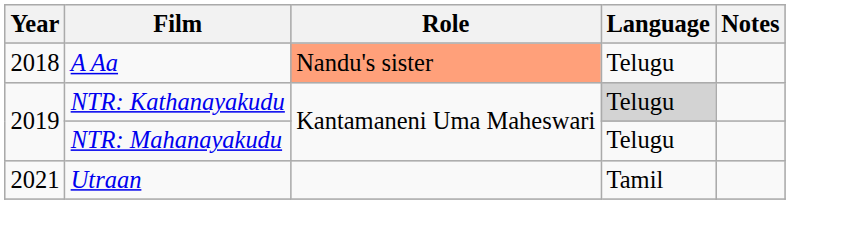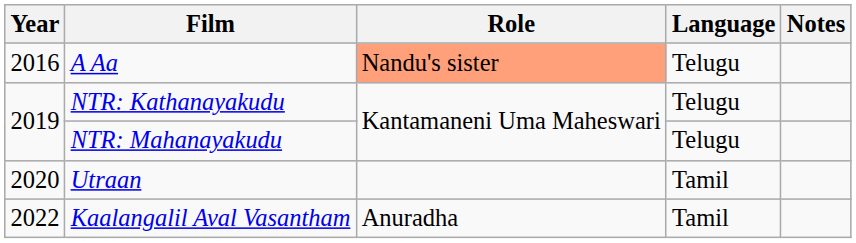(35, 62) 2018 -> (35, 62) 2016
(640, 101) lightgrey background -> (706, 101) no background
(35, 179) 2021 -> (35, 179) 2020
+ row: (211, 218)
